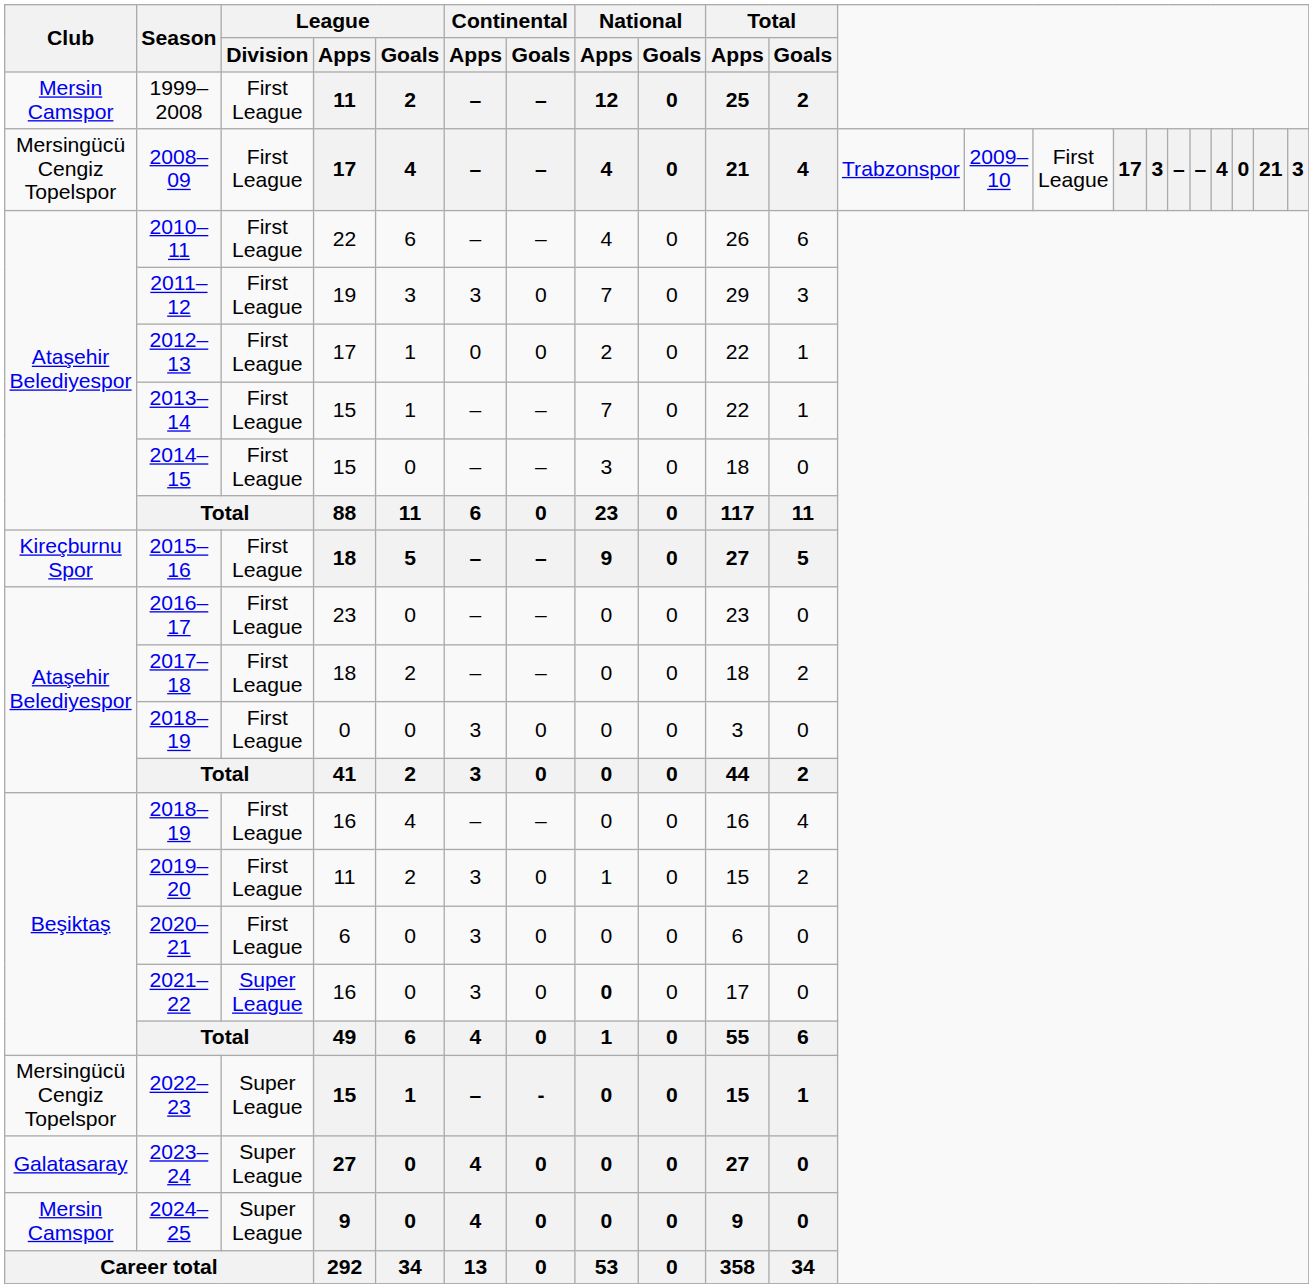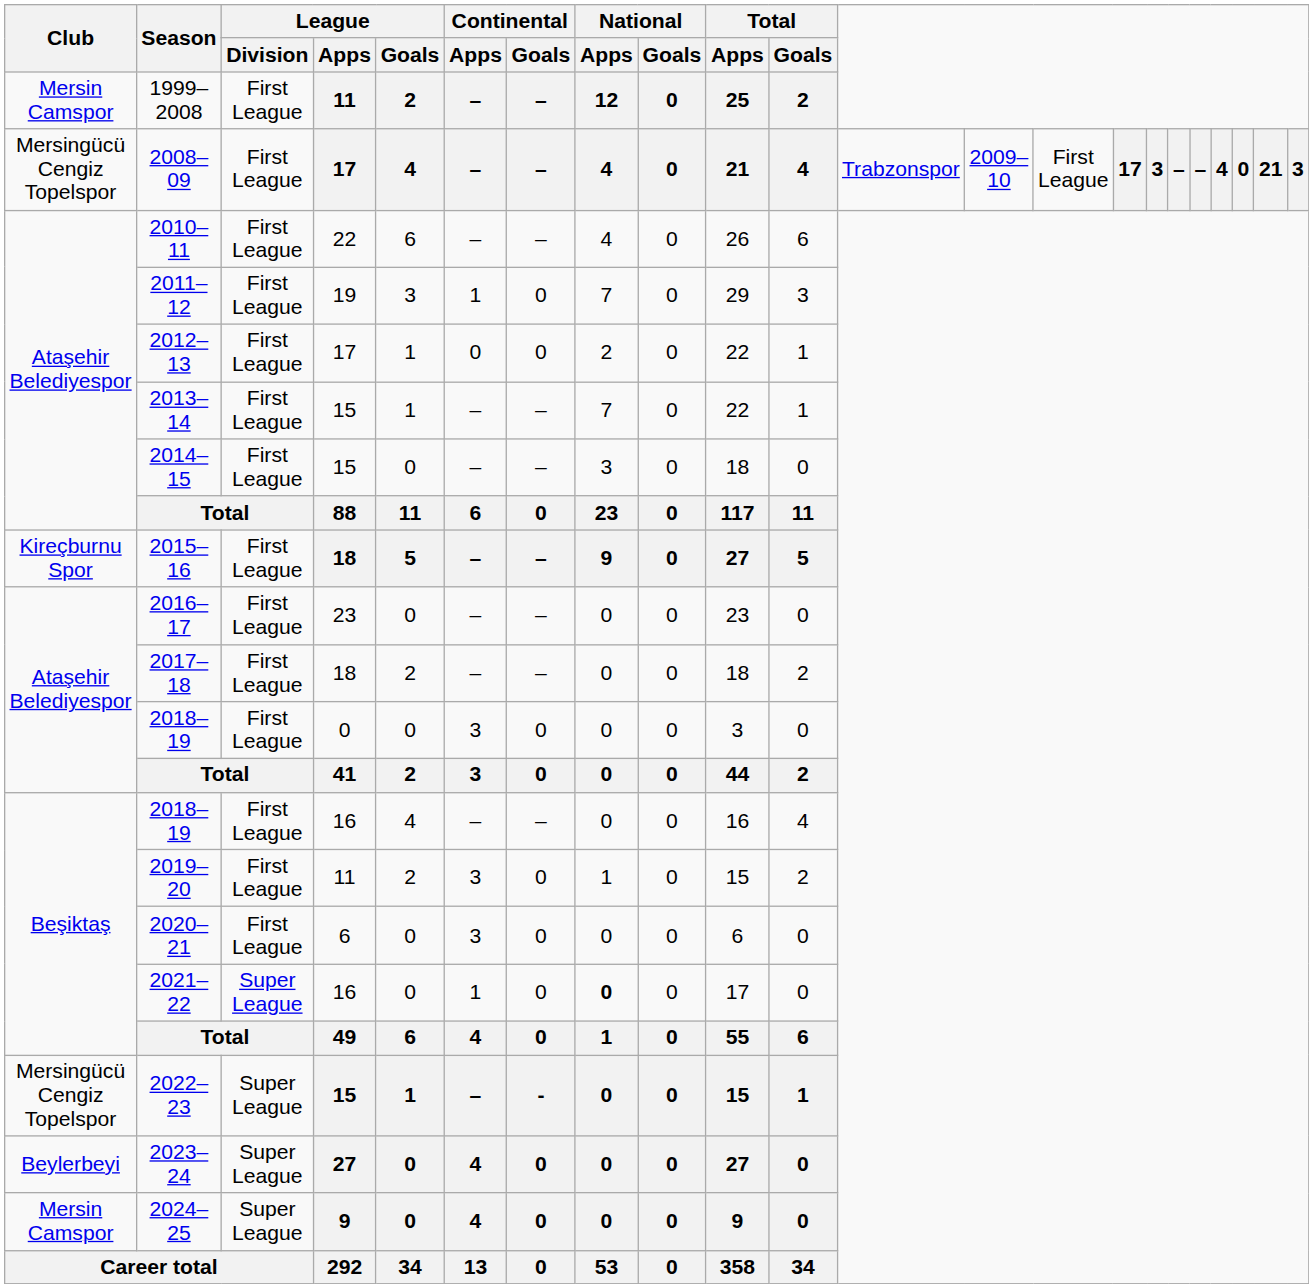(475, 295) 3 -> (475, 295) 1
(475, 992) 3 -> (475, 992) 1
(71, 1164) Galatasaray -> (71, 1164) Beylerbeyi
